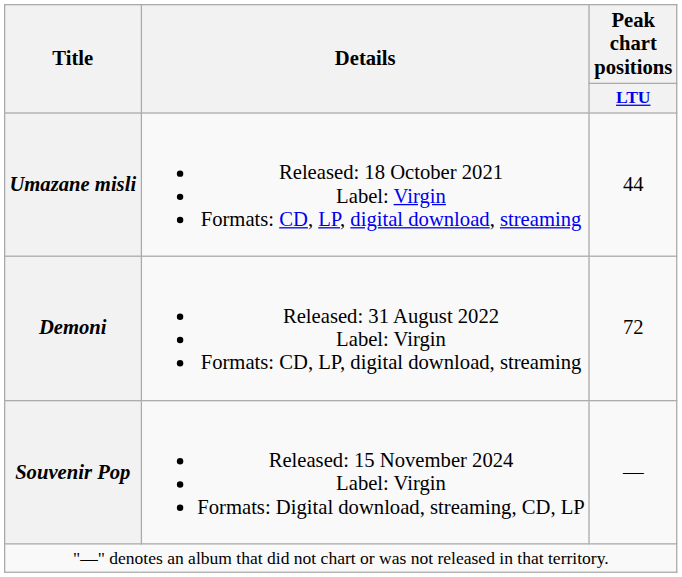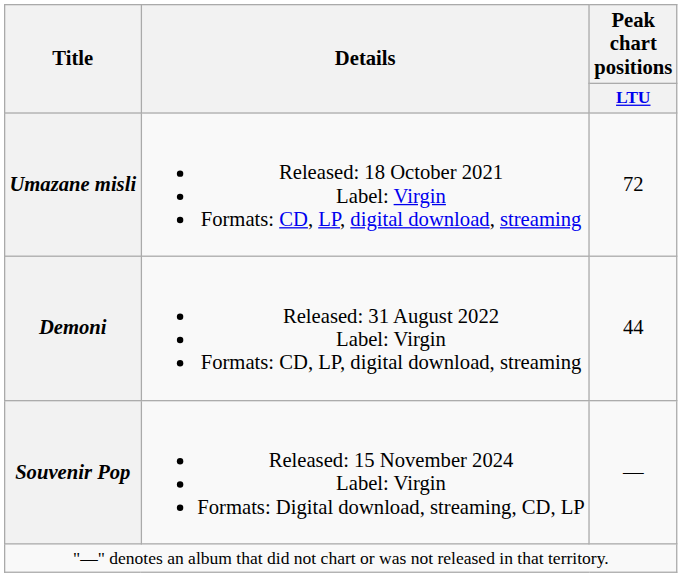(633, 184) 44 -> (633, 184) 72
(633, 328) 72 -> (633, 328) 44
